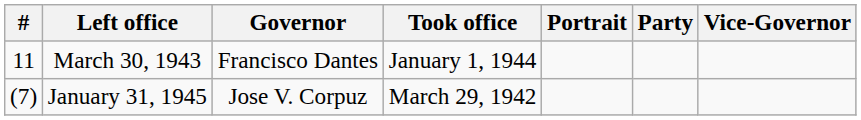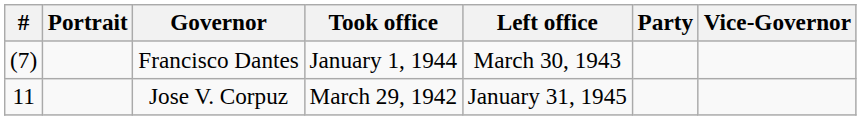columns swapped: (587, 22) <-> (127, 22)
(24, 59) 11 -> (24, 59) (7)
(24, 96) (7) -> (24, 96) 11
